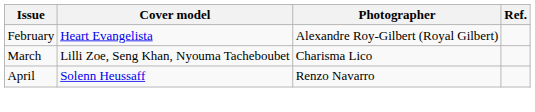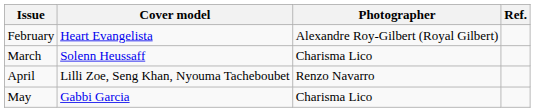(175, 55) Lilli Zoe, Seng Khan, Nyouma Tacheboubet -> (103, 55) Solenn Heussaff
(103, 76) Solenn Heussaff -> (175, 76) Lilli Zoe, Seng Khan, Nyouma Tacheboubet
+ row: (19, 96)
